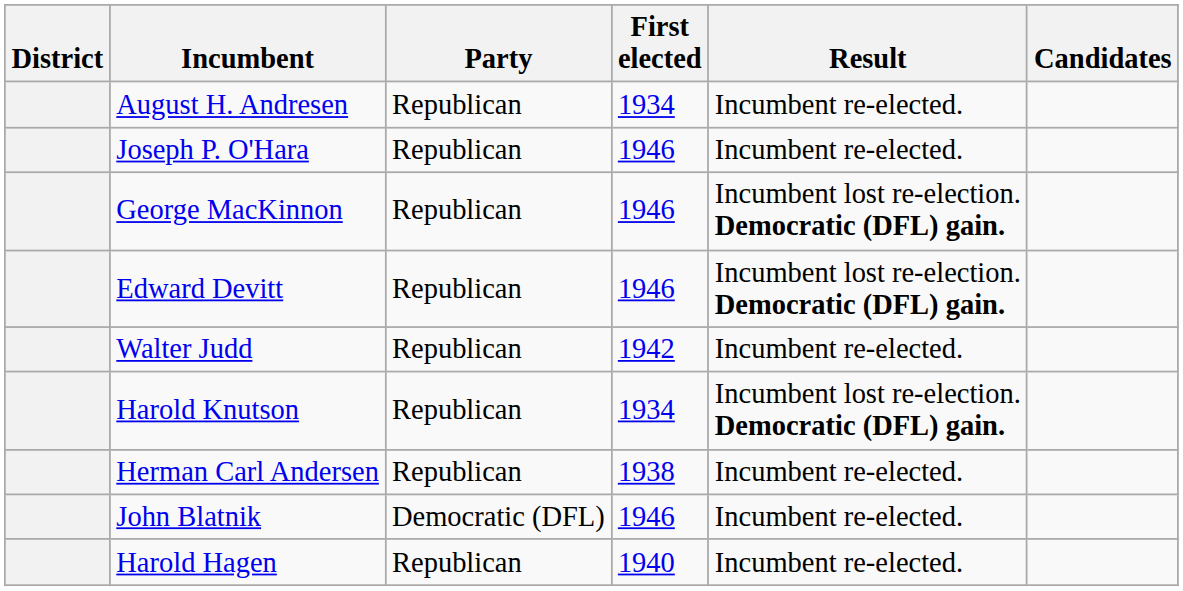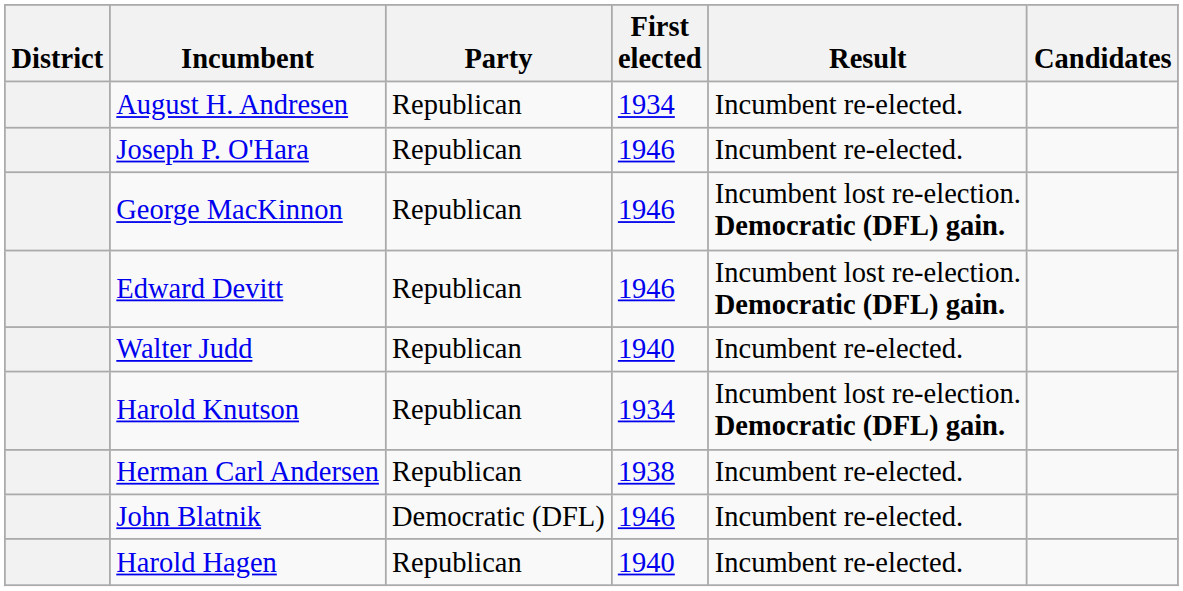(646, 349) 1942 -> (646, 349) 1940
